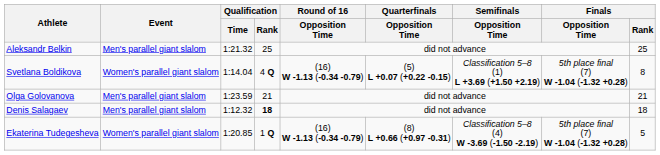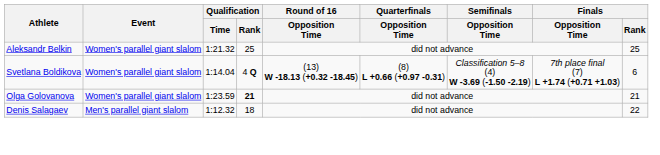(154, 49) Men's parallel giant slalom -> (143, 49) Women's parallel giant slalom
(323, 73) (16) W -1.13 (-0.34 -0.79) -> (311, 73) (13) W -18.13 (+0.32 -18.45)
(409, 73) (5) L +0.07 (+0.22 -0.15) -> (404, 73) (8) L +0.66 (+0.97 -0.31)
(497, 73) Classification 5–8 (1) L +3.69 (+1.50 +2.19) -> (490, 73) Classification 5–8 (4) W -3.69 (-1.50 -2.19)
(586, 73) 5th place final (7) W -1.04 (-1.32 +0.28) -> (577, 73) 7th place final (7) L +1.74 (+0.71 +1.03)
(643, 73) 8 -> (635, 73) 6
(154, 96) Men's parallel giant slalom -> (143, 96) Women's parallel giant slalom
(267, 96) normal -> (250, 96) bold
(267, 110) bold -> (250, 110) normal
(643, 110) 18 -> (635, 110) 22
- row: (52, 134)
